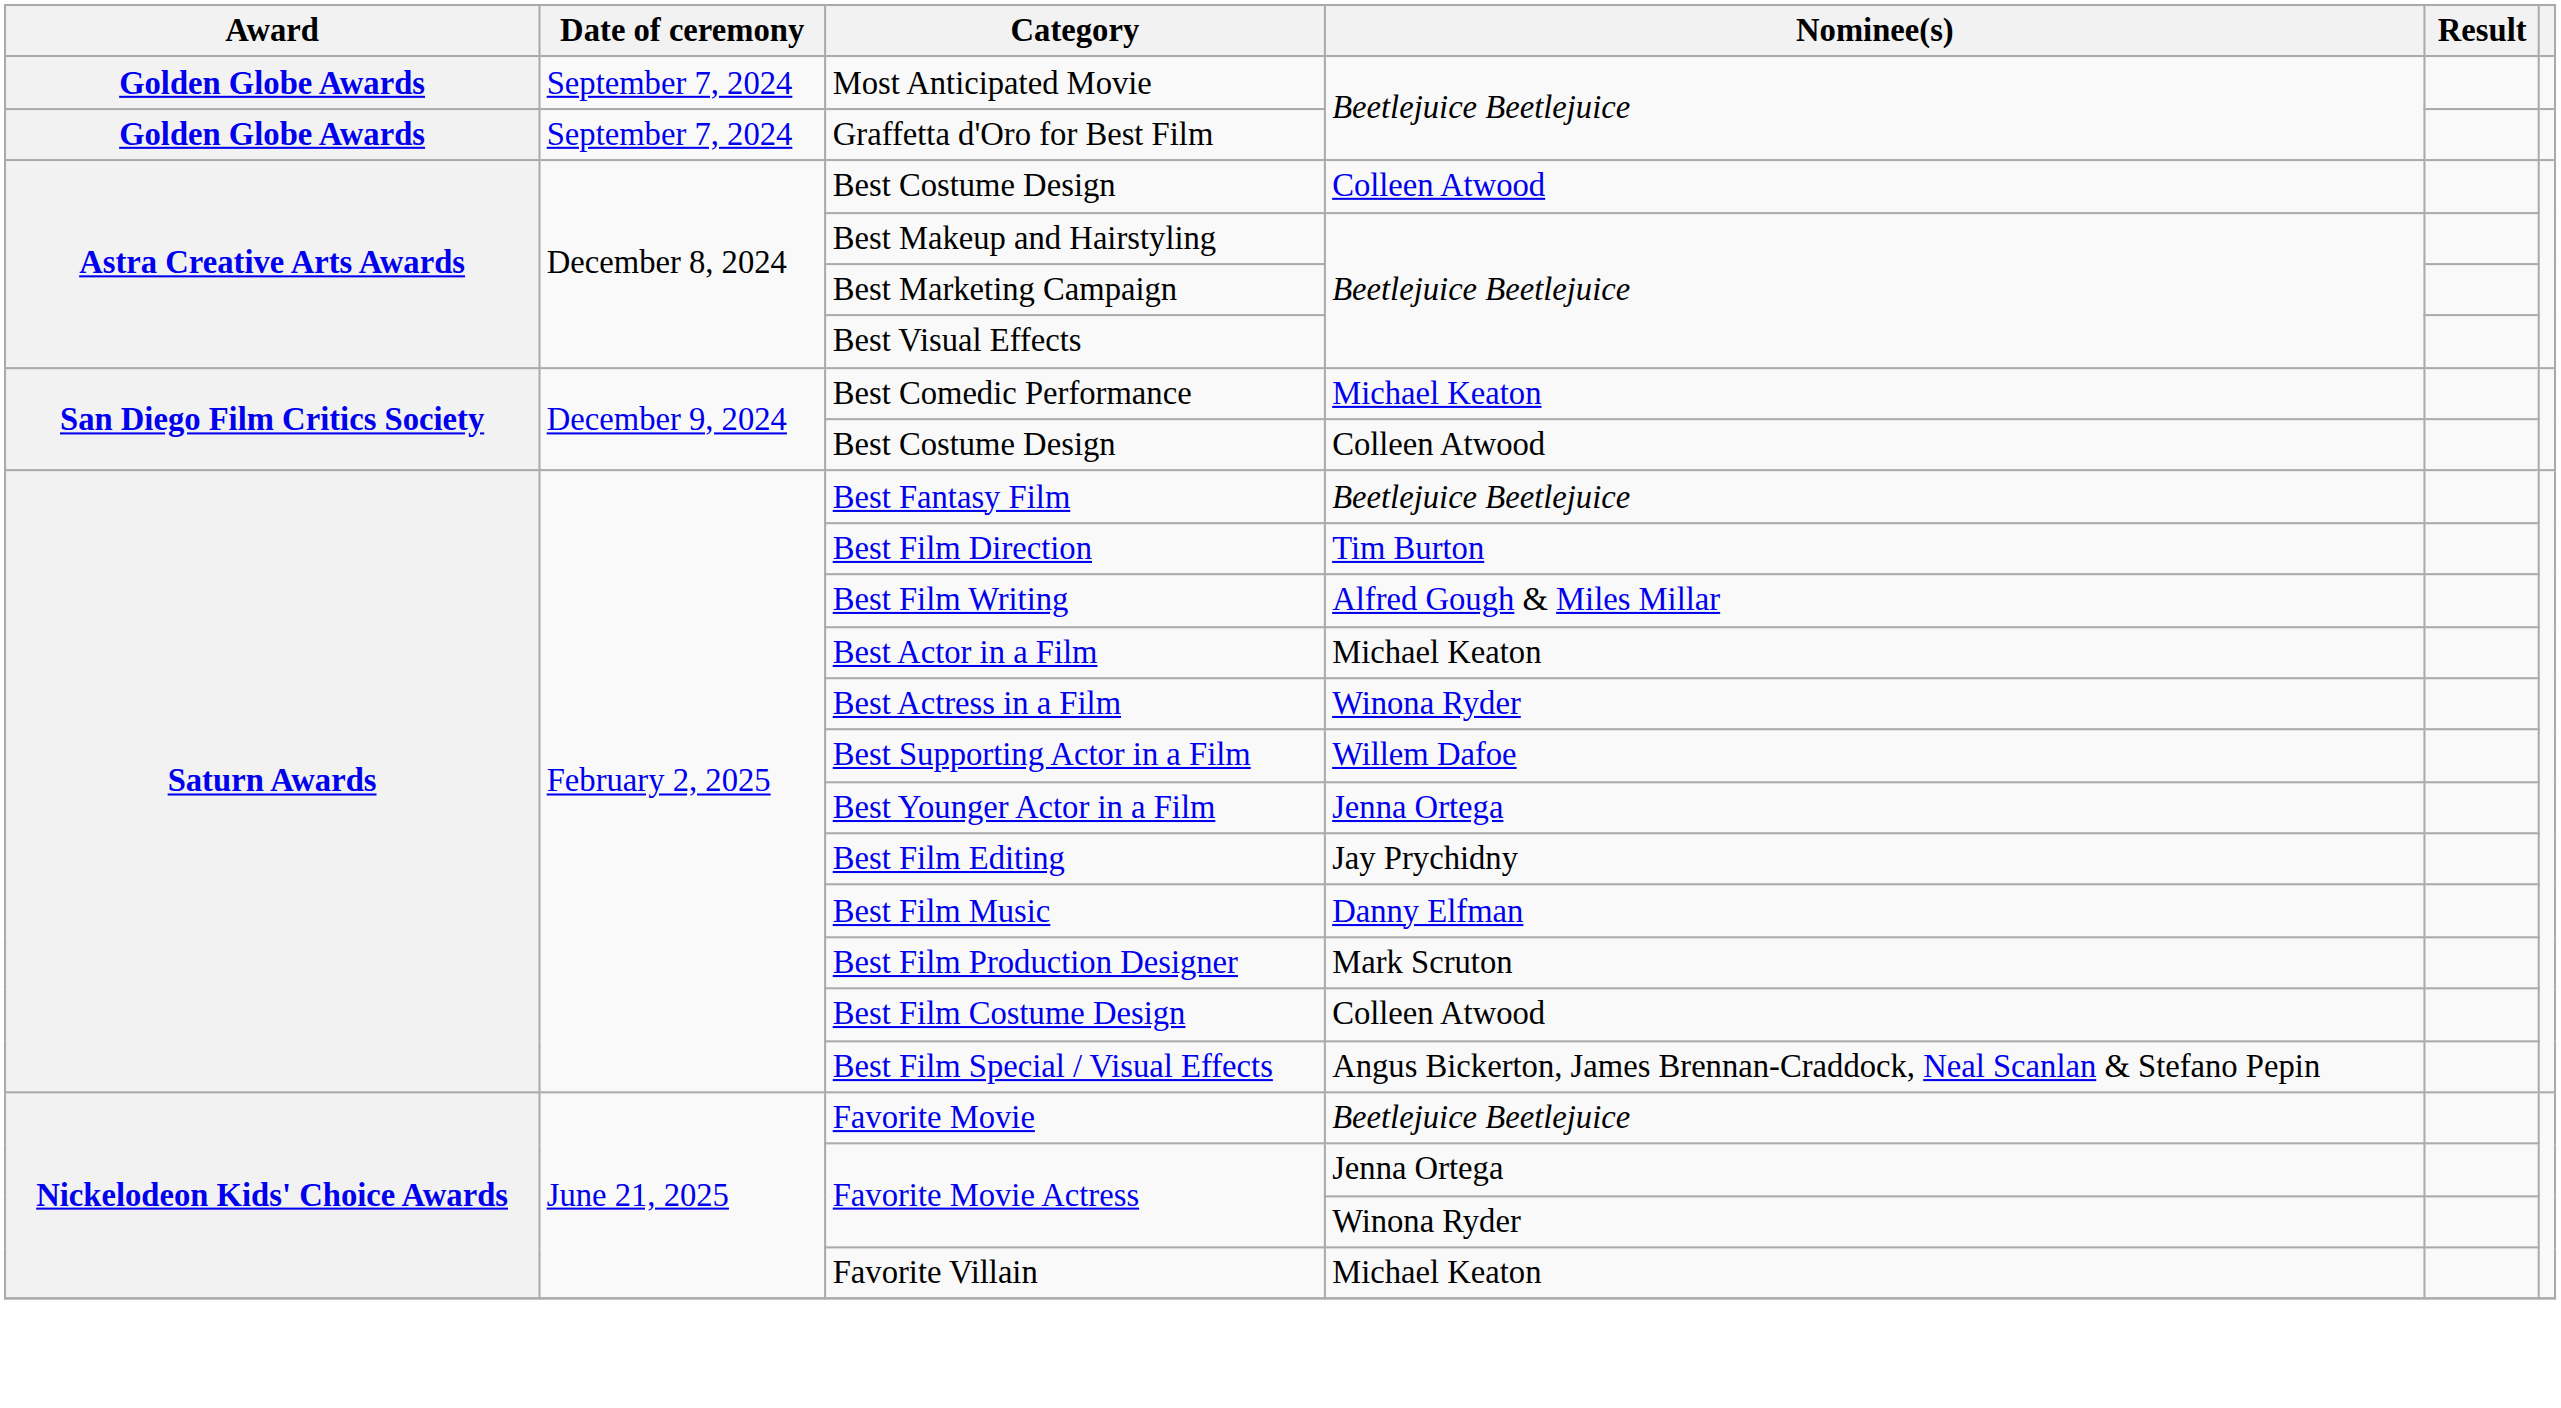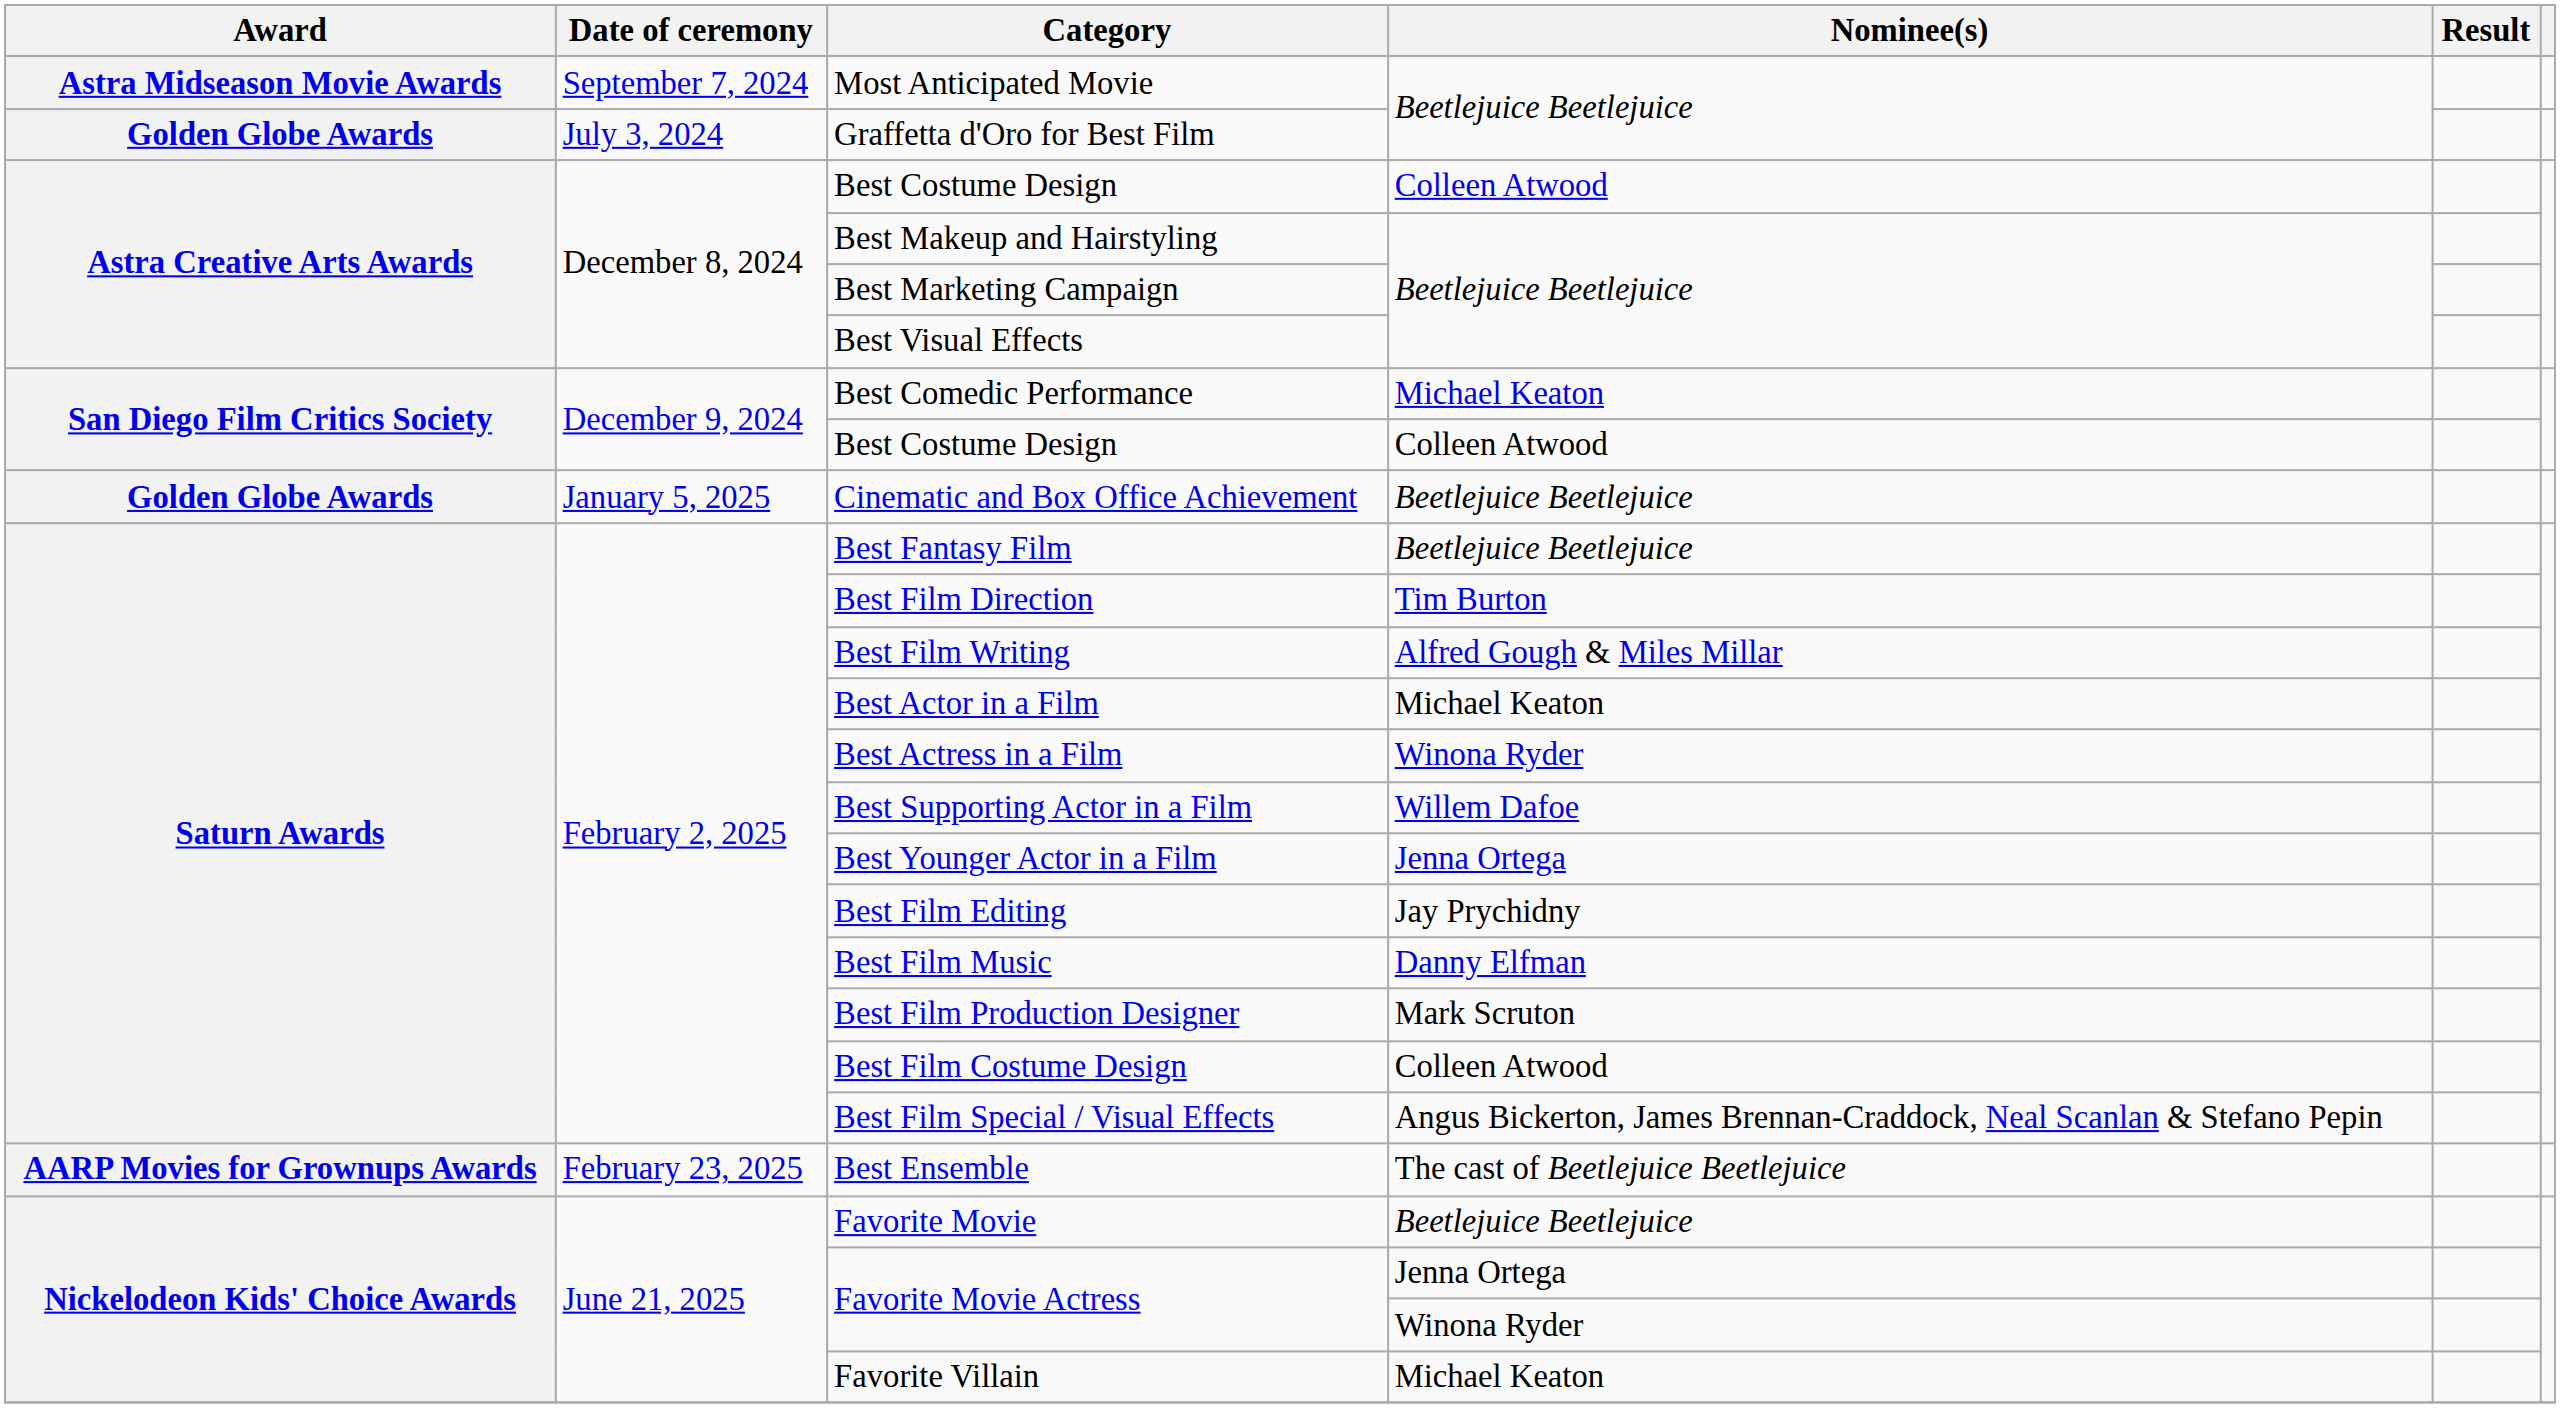(272, 82) Golden Globe Awards -> (280, 82) Astra Midseason Movie Awards
(670, 133) September 7, 2024 -> (643, 133) July 3, 2024
+ row: (1096, 496)
+ row: (932, 1169)
